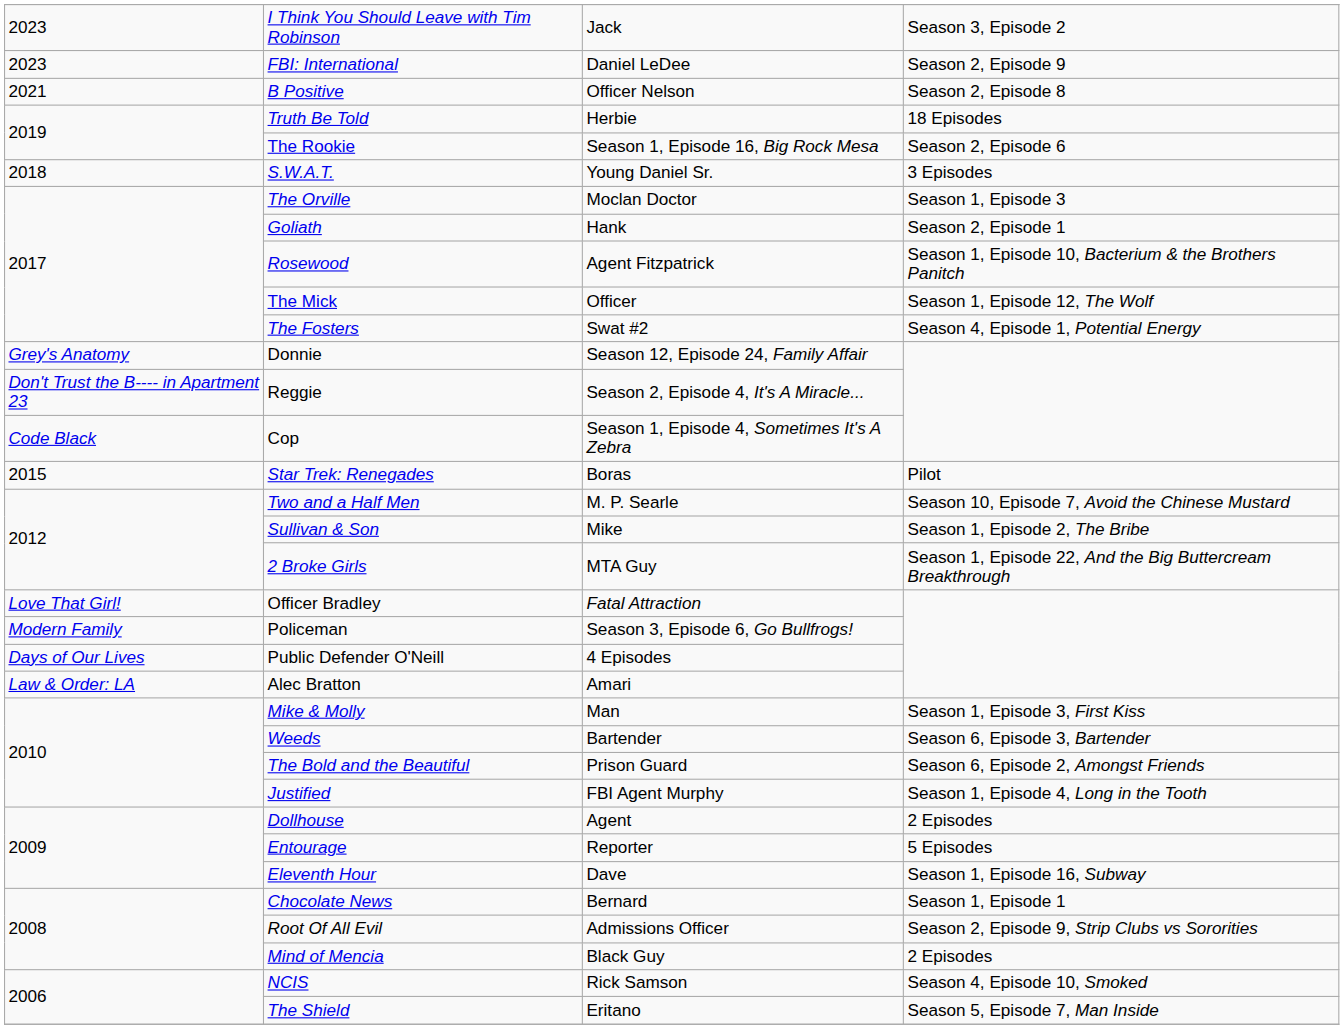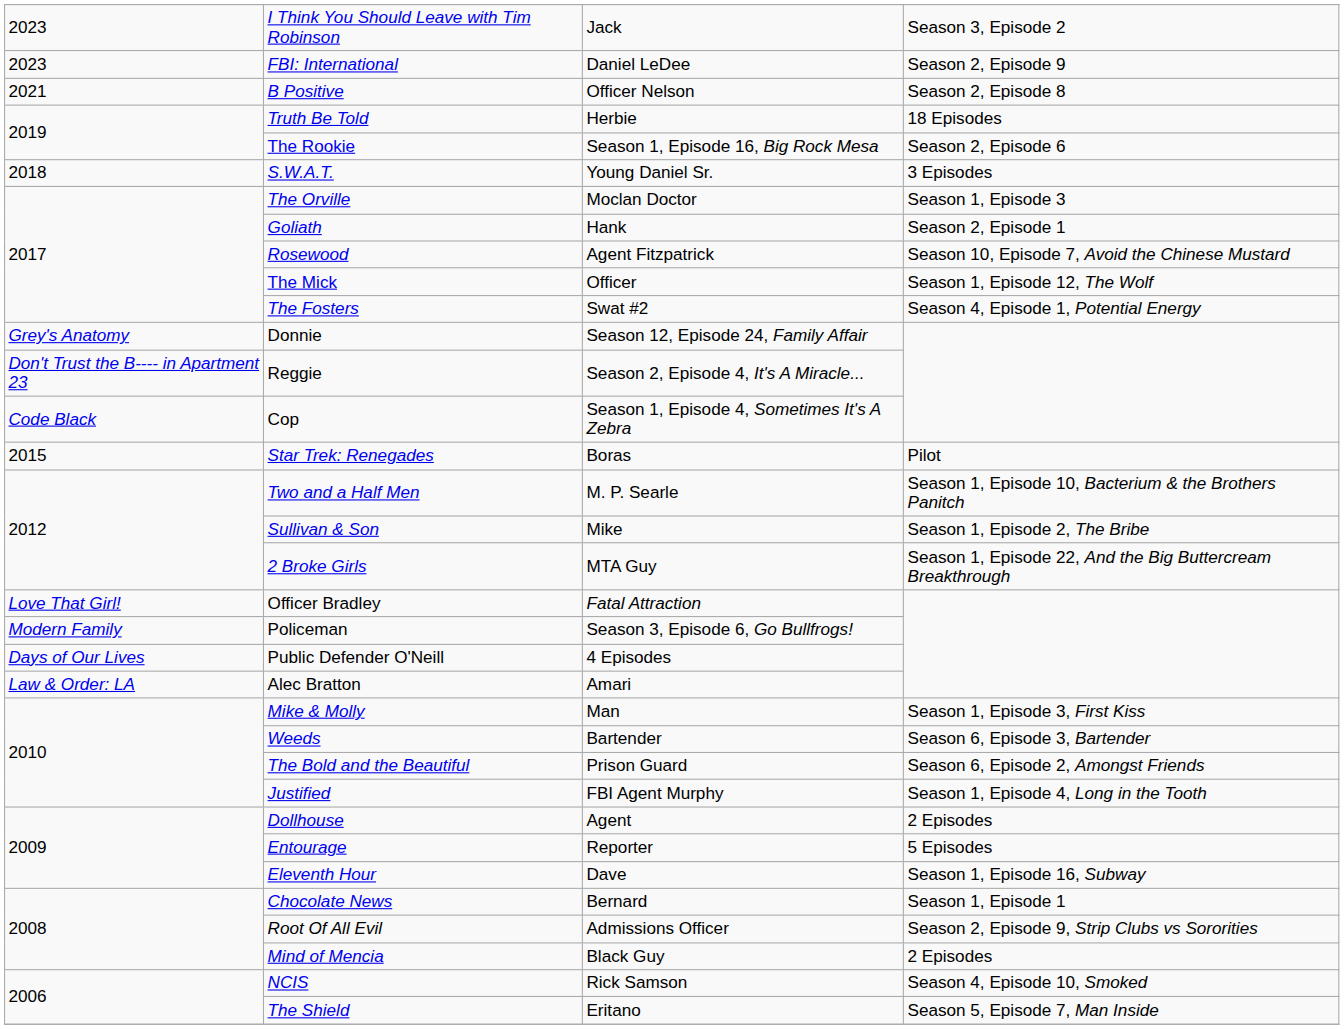(1092, 264) Season 1, Episode 10, Bacterium & the Brothers Panitch -> (1099, 254) Season 10, Episode 7, Avoid the Chinese Mustard
(1099, 502) Season 10, Episode 7, Avoid the Chinese Mustard -> (1092, 492) Season 1, Episode 10, Bacterium & the Brothers Panitch
